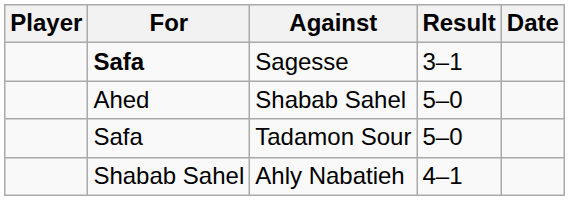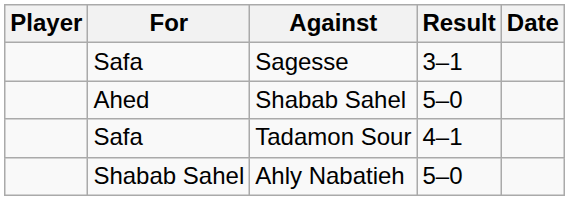(119, 61) bold -> (118, 61) normal
(442, 137) 5–0 -> (442, 137) 4–1
(442, 175) 4–1 -> (442, 175) 5–0
